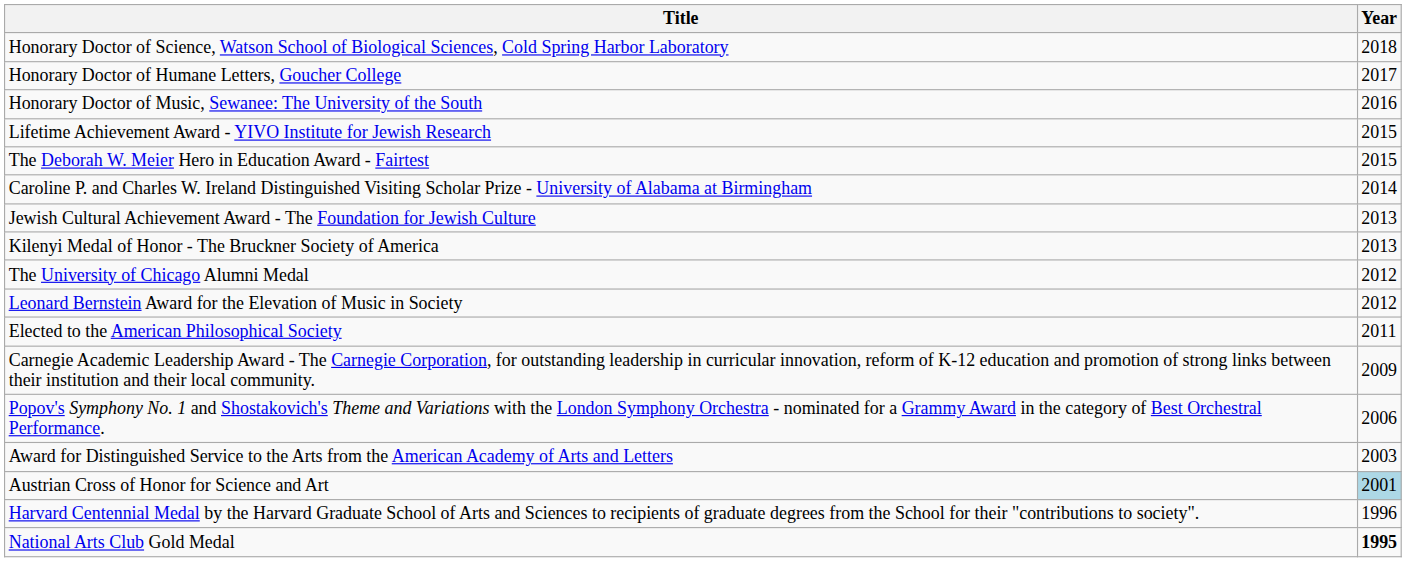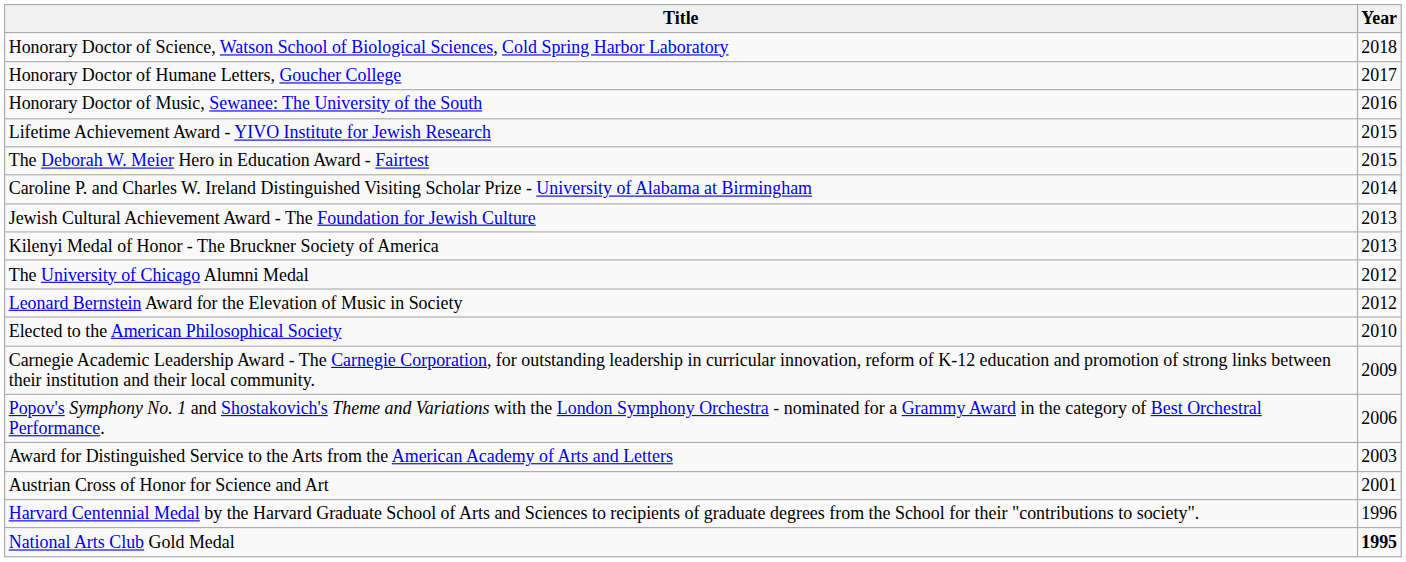(1379, 331) 2011 -> (1379, 331) 2010
(1379, 485) lightblue background -> (1379, 485) no background
